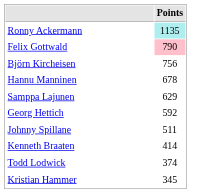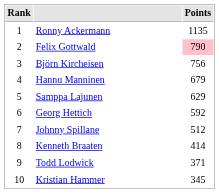+ column: (19, 13)
(170, 30) paleturquoise background -> (198, 30) no background
(170, 80) 678 -> (198, 80) 679
(170, 130) 511 -> (198, 130) 512
(170, 163) 374 -> (198, 163) 371
